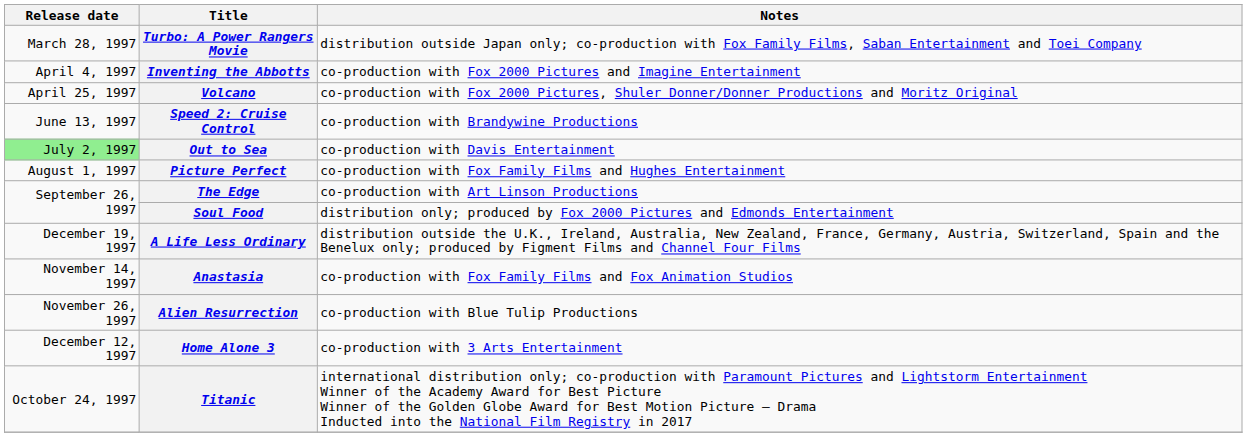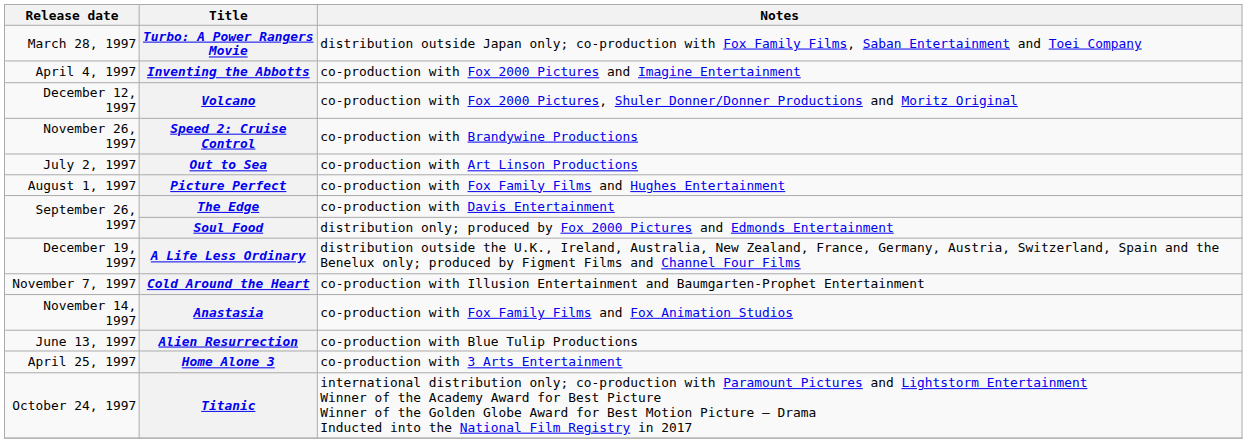(82, 93) April 25, 1997 -> (90, 100) December 12, 1997
(86, 121) June 13, 1997 -> (90, 136) November 26, 1997
(90, 150) lightgreen background -> (90, 164) no background
(468, 150) co-production with Davis Entertainment -> (479, 164) co-production with Art Linson Productions
(479, 192) co-production with Art Linson Productions -> (468, 206) co-production with Davis Entertainment
+ row: (228, 284)
(90, 313) November 26, 1997 -> (86, 341) June 13, 1997
(90, 348) December 12, 1997 -> (82, 362) April 25, 1997
